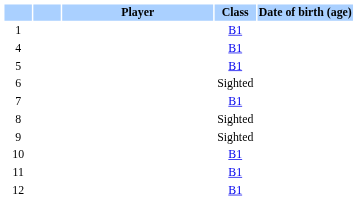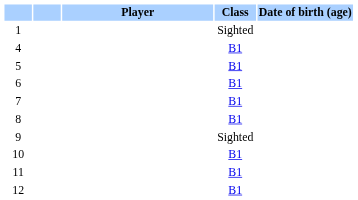(235, 30) B1 -> (235, 30) Sighted
(235, 83) Sighted -> (235, 83) B1
(235, 119) Sighted -> (235, 119) B1
